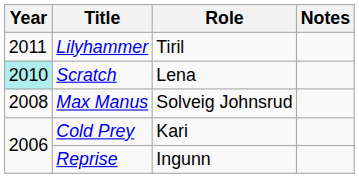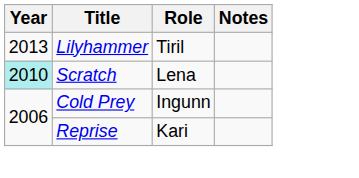(28, 46) 2011 -> (28, 46) 2013
- row: (102, 103)
(172, 131) Kari -> (183, 103) Ingunn
(183, 159) Ingunn -> (172, 131) Kari
